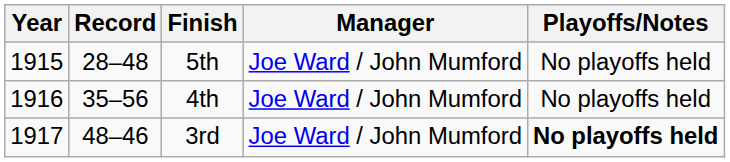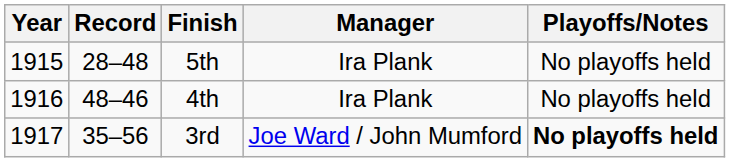(385, 61) Joe Ward / John Mumford -> (385, 61) Ira Plank
(115, 99) 35–56 -> (115, 99) 48–46
(385, 99) Joe Ward / John Mumford -> (385, 99) Ira Plank
(115, 136) 48–46 -> (115, 136) 35–56
